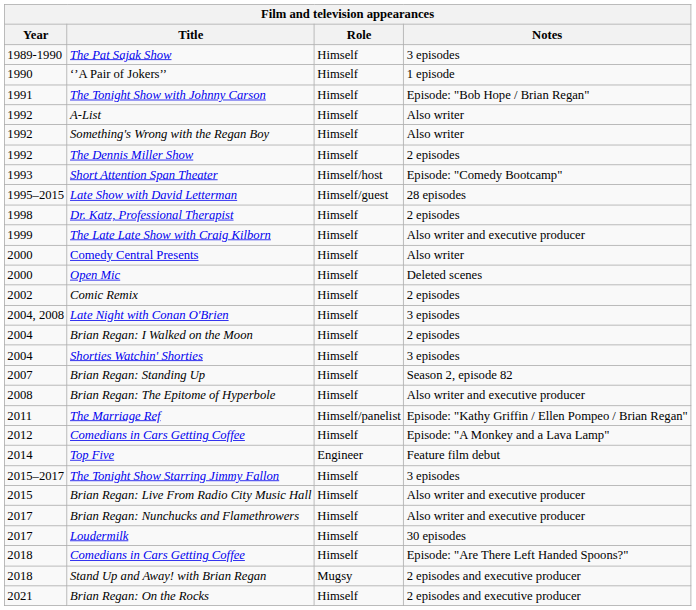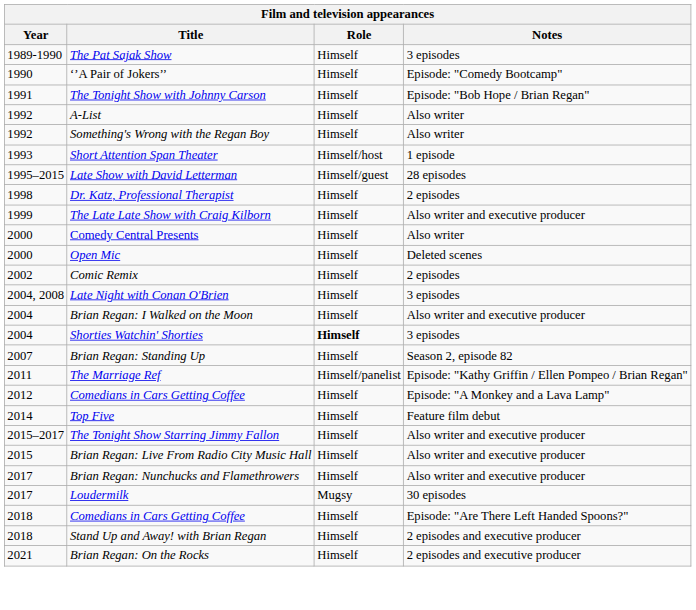(431, 74) 1 episode -> (484, 74) Episode: "Comedy Bootcamp"
- row: (20, 154)
(484, 174) Episode: "Comedy Bootcamp" -> (431, 154) 1 episode
(433, 335) 2 episodes -> (496, 315) Also writer and executive producer
(338, 355) normal -> (338, 335) bold
- row: (20, 395)
(340, 455) Engineer -> (338, 415) Himself
(433, 475) 3 episodes -> (496, 435) Also writer and executive producer
(338, 535) Himself -> (335, 495) Mugsy
(335, 575) Mugsy -> (338, 535) Himself
